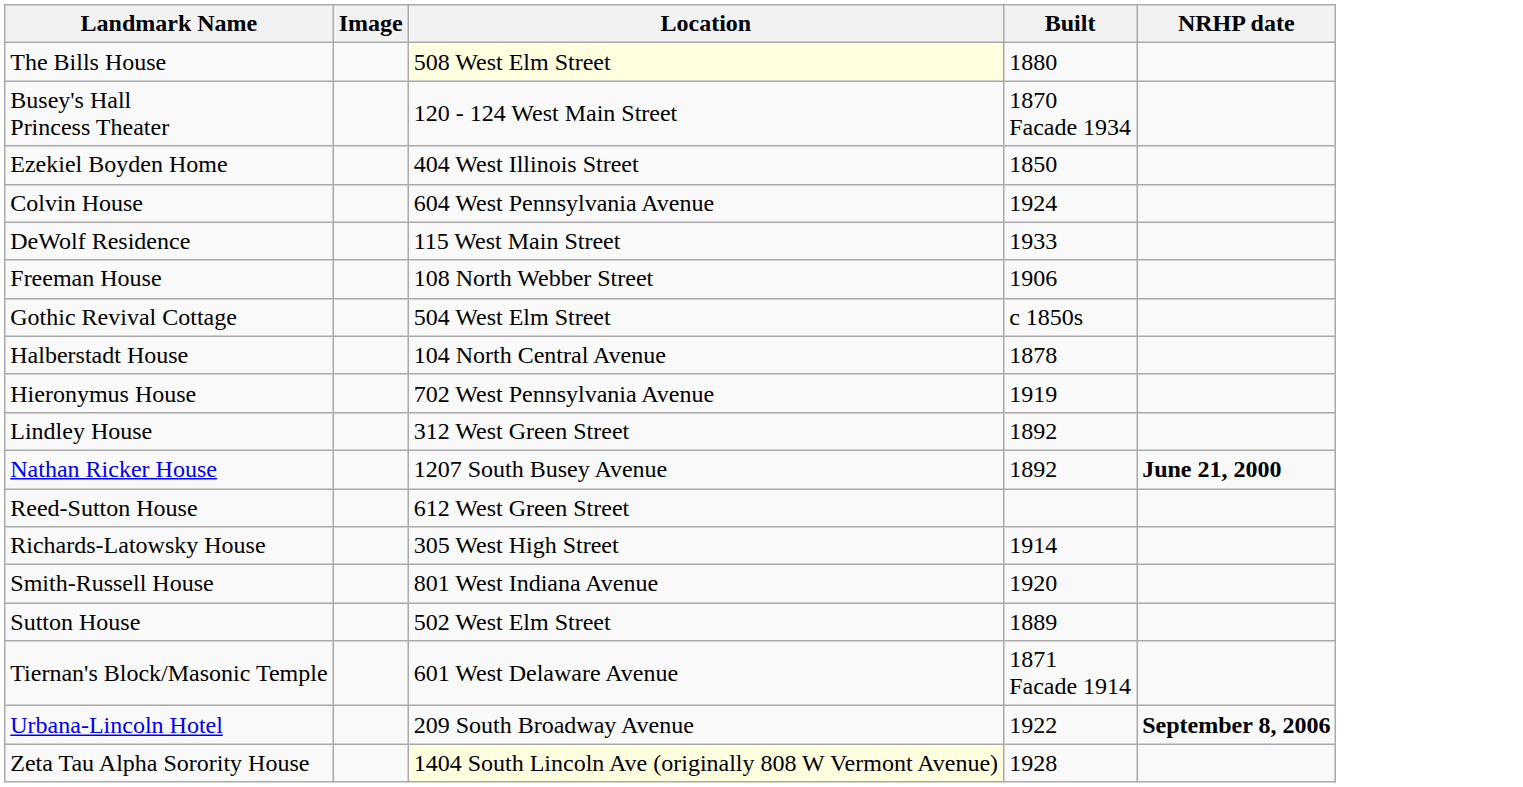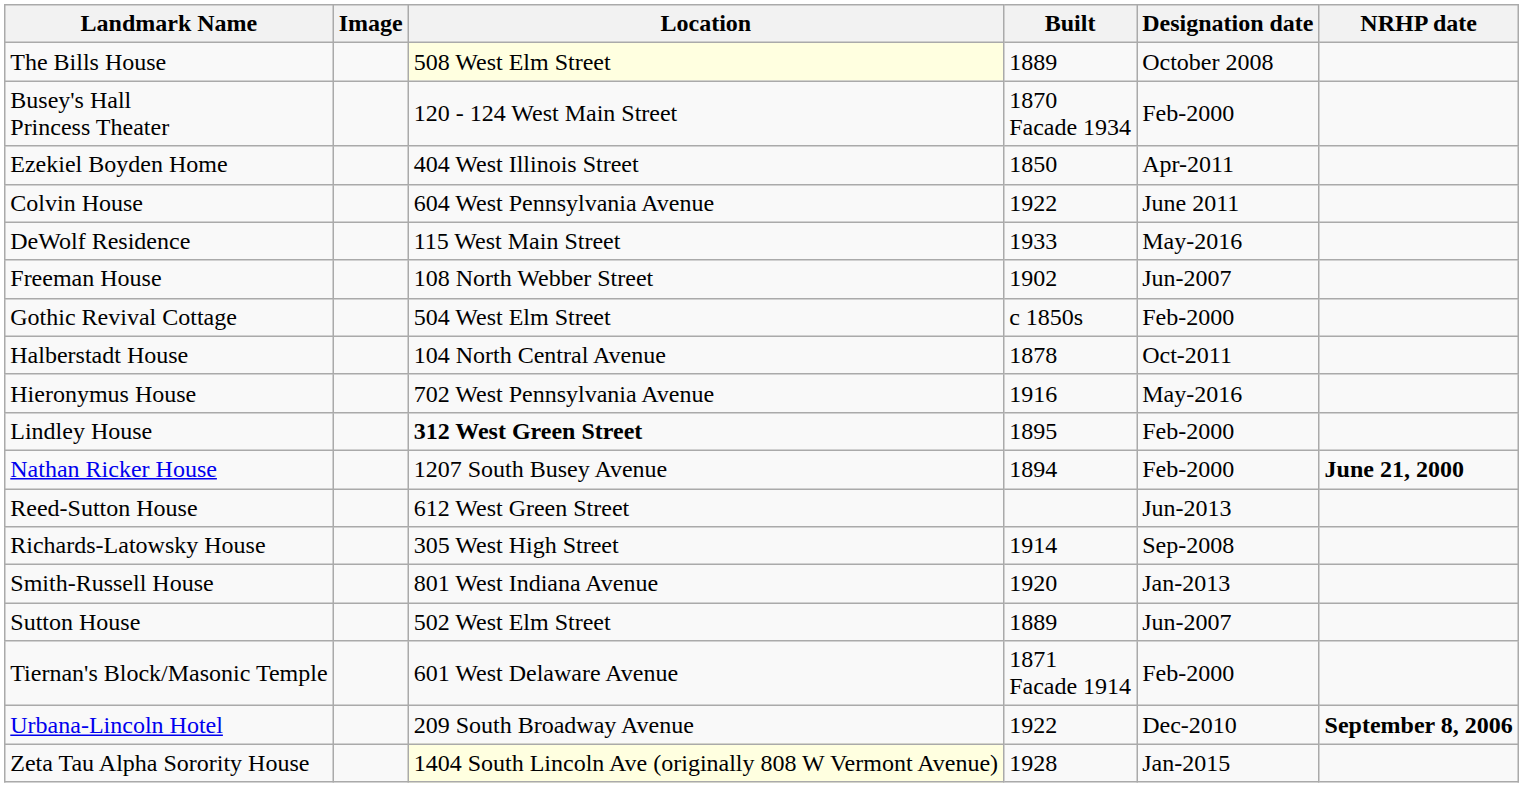+ column: (1228, 23)
(1033, 61) 1880 -> (1033, 61) 1889
(1033, 202) 1924 -> (1033, 202) 1922
(1033, 278) 1906 -> (1033, 278) 1902
(1033, 393) 1919 -> (1033, 393) 1916
(521, 431) normal -> (528, 431) bold
(1033, 431) 1892 -> (1033, 431) 1895
(1033, 469) 1892 -> (1033, 469) 1894
